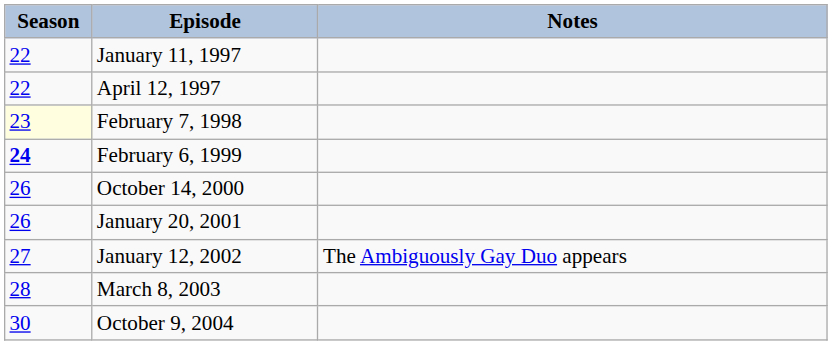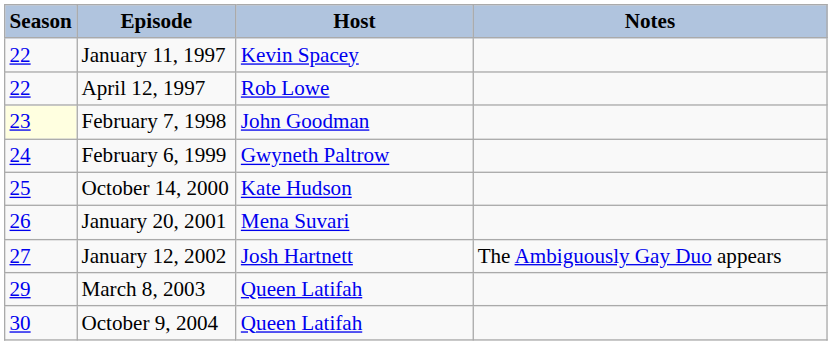+ column: (354, 21)
(20, 155) bold -> (20, 155) normal
(20, 188) 26 -> (20, 188) 25
(20, 289) 28 -> (20, 289) 29
